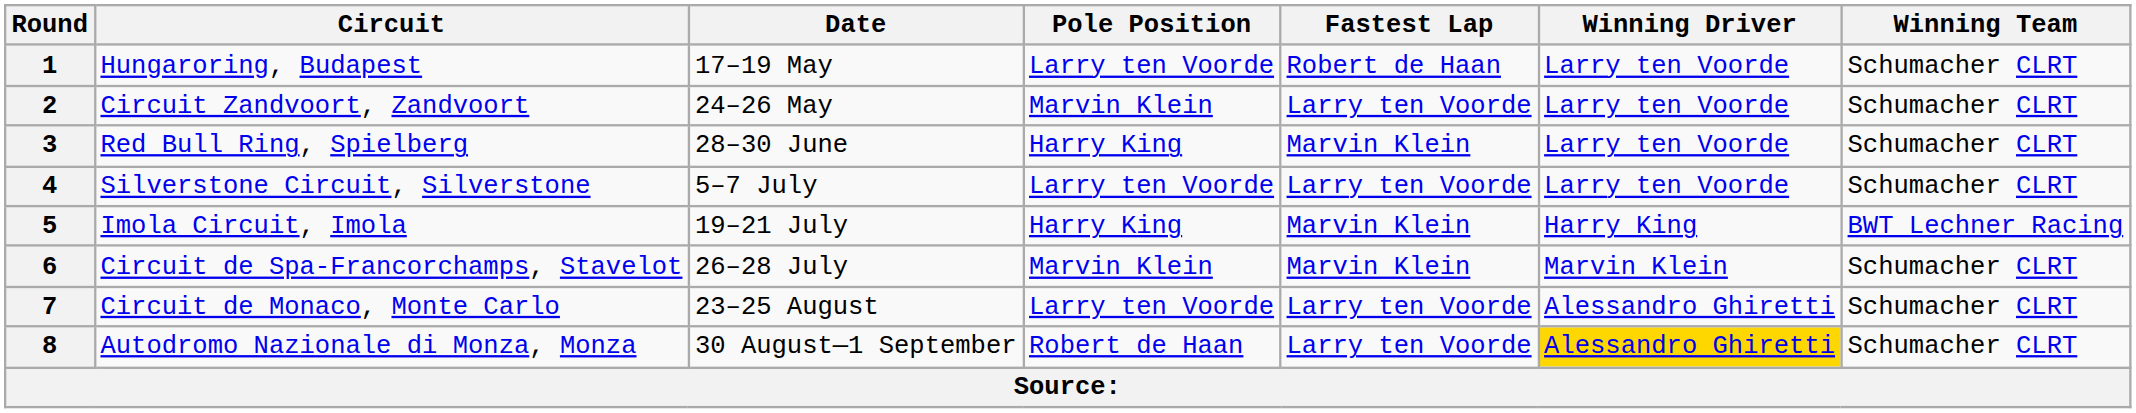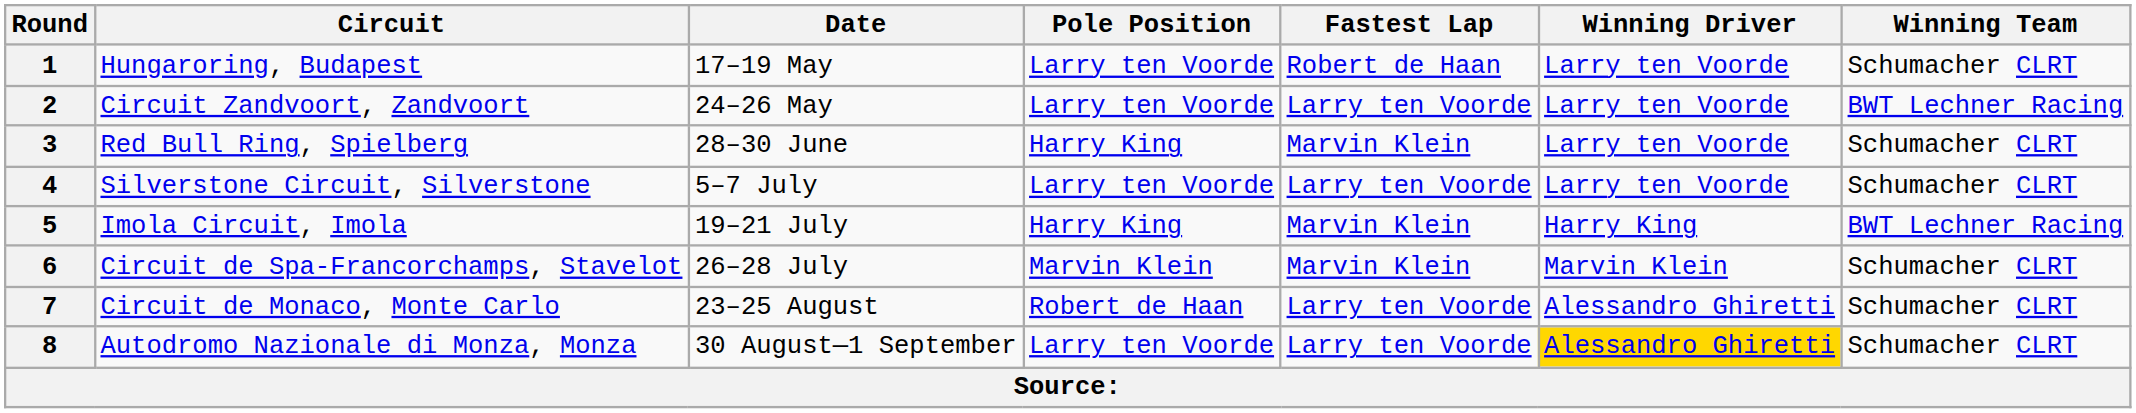(1121, 106) Marvin Klein -> (1152, 106) Larry ten Voorde
(1962, 106) Schumacher CLRT -> (1985, 106) BWT Lechner Racing
(1152, 307) Larry ten Voorde -> (1136, 307) Robert de Haan
(1136, 347) Robert de Haan -> (1152, 347) Larry ten Voorde
